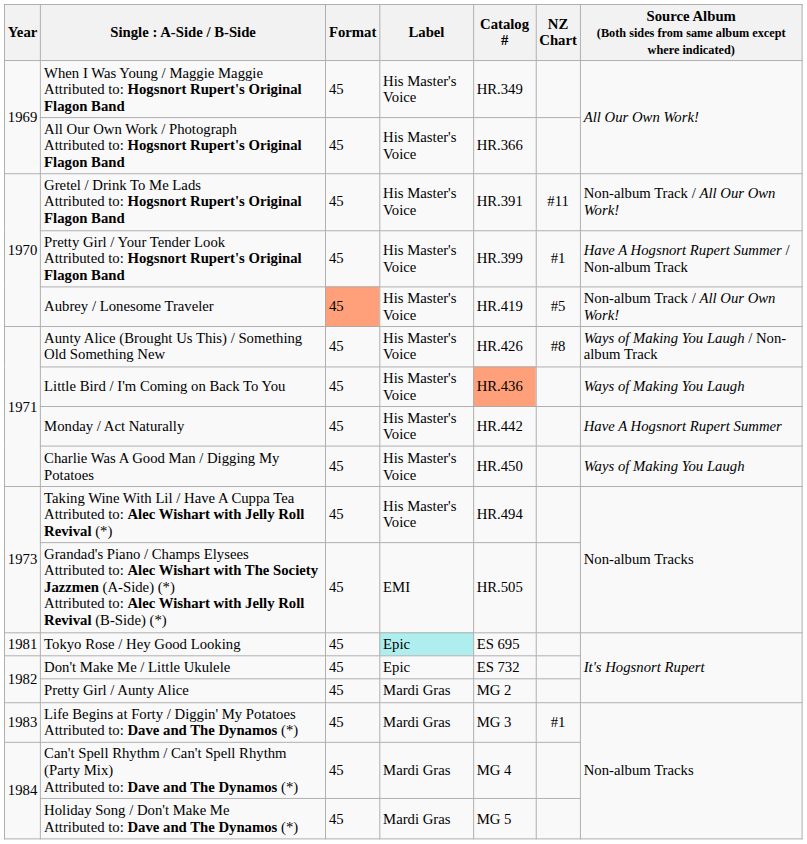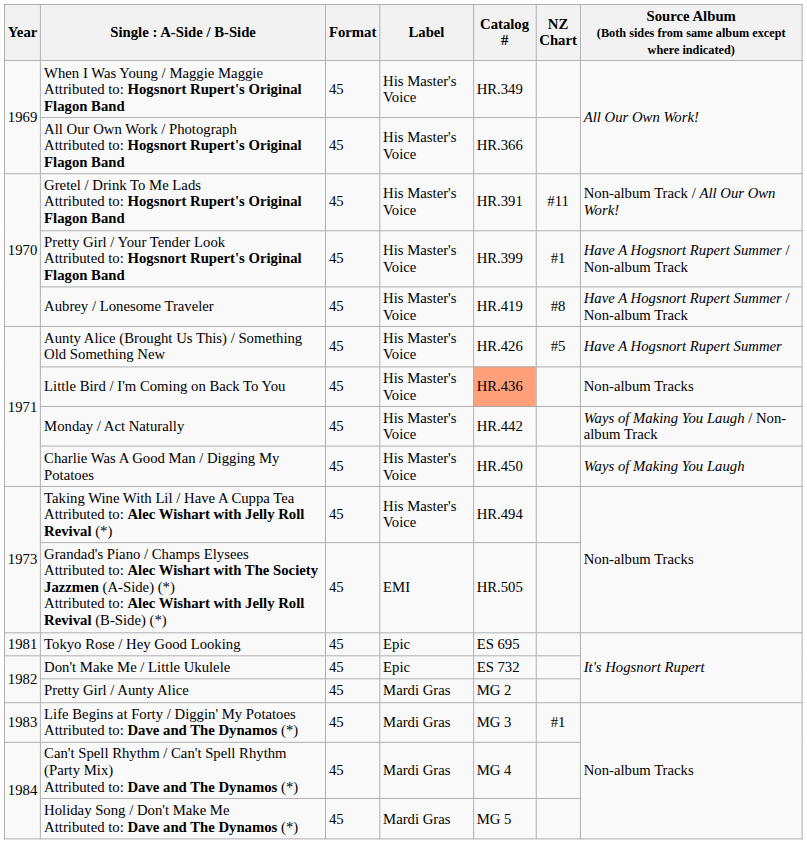(336, 306) lightsalmon background -> (336, 306) no background
(558, 306) #5 -> (558, 306) #8
(680, 306) Non-album Track / All Our Own Work! -> (687, 306) Have A Hogsnort Rupert Summer / Non-album Track
(558, 346) #8 -> (558, 346) #5
(685, 346) Ways of Making You Laugh / Non-album Track -> (683, 346) Have A Hogsnort Rupert Summer
(664, 386) Ways of Making You Laugh -> (639, 386) Non-album Tracks
(683, 426) Have A Hogsnort Rupert Summer -> (685, 426) Ways of Making You Laugh / Non-album Track
(397, 644) paleturquoise background -> (397, 644) no background
